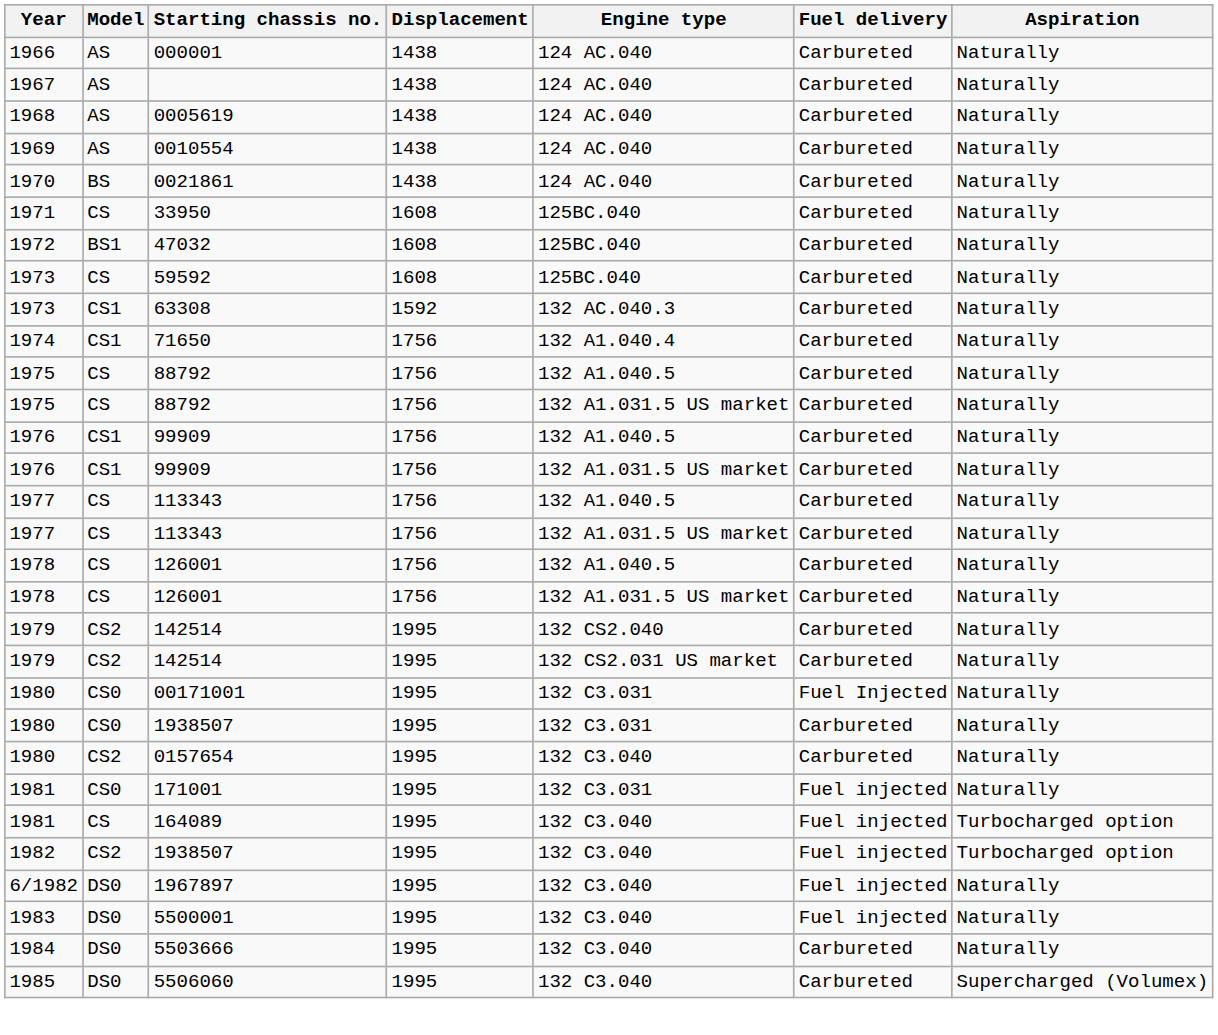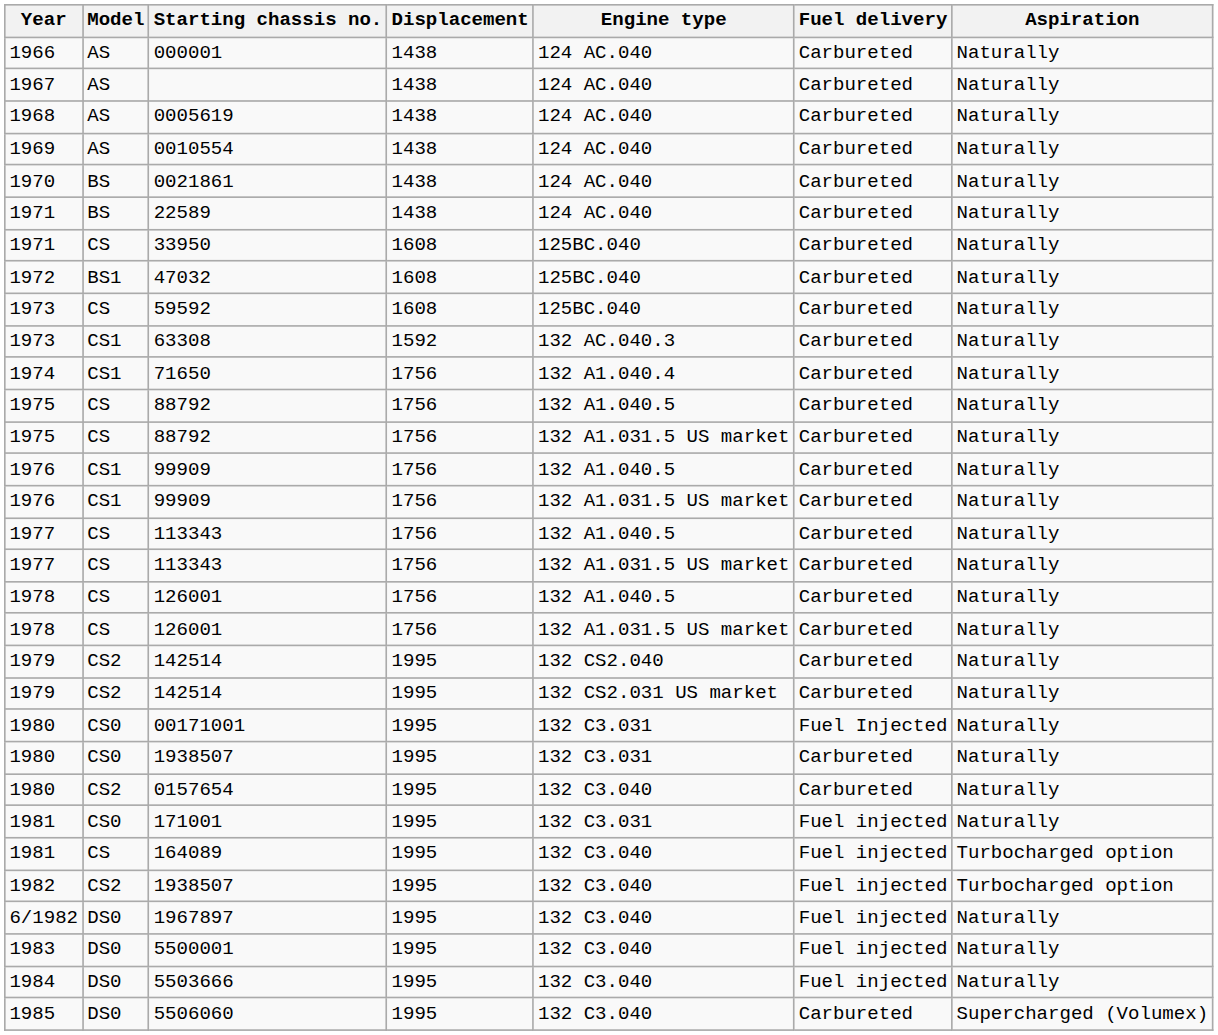+ row: (32, 213)
(856, 950) Carbureted -> (873, 982) Fuel injected
